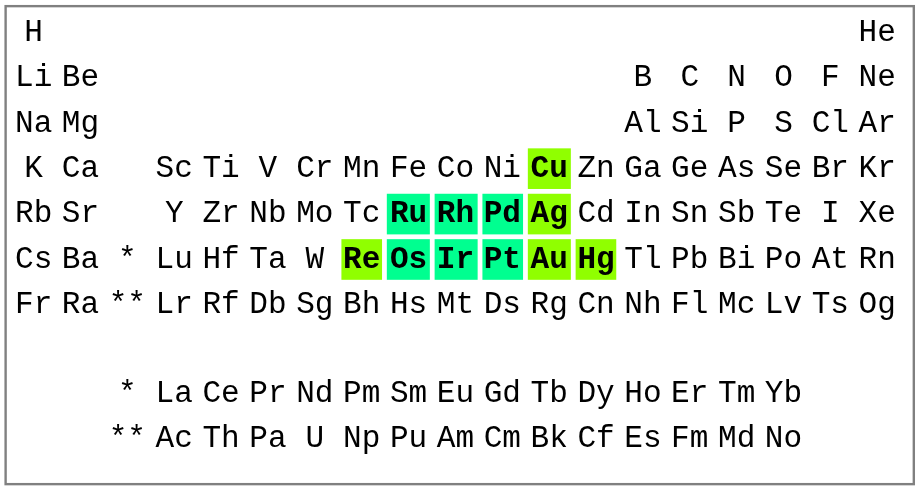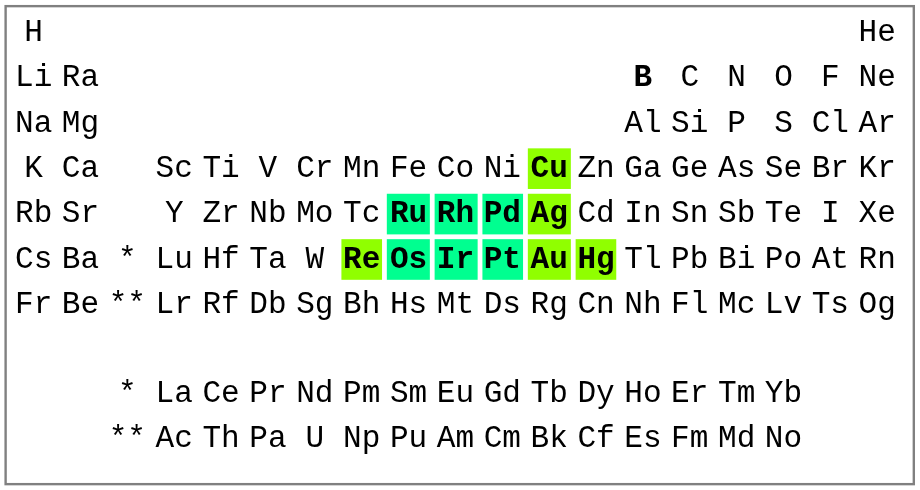(81, 78) Be -> (81, 78) Ra
(643, 78) normal -> (643, 78) bold
(81, 305) Ra -> (81, 305) Be
